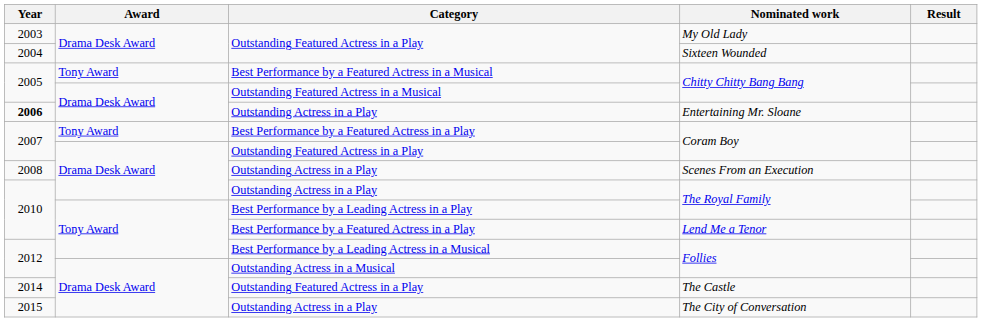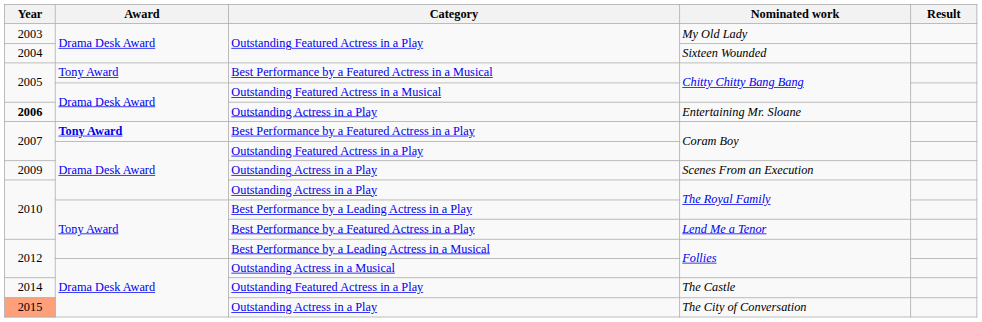(88, 131) normal -> (90, 131) bold
(30, 170) 2008 -> (30, 170) 2009
(30, 307) no background -> (30, 307) lightsalmon background
